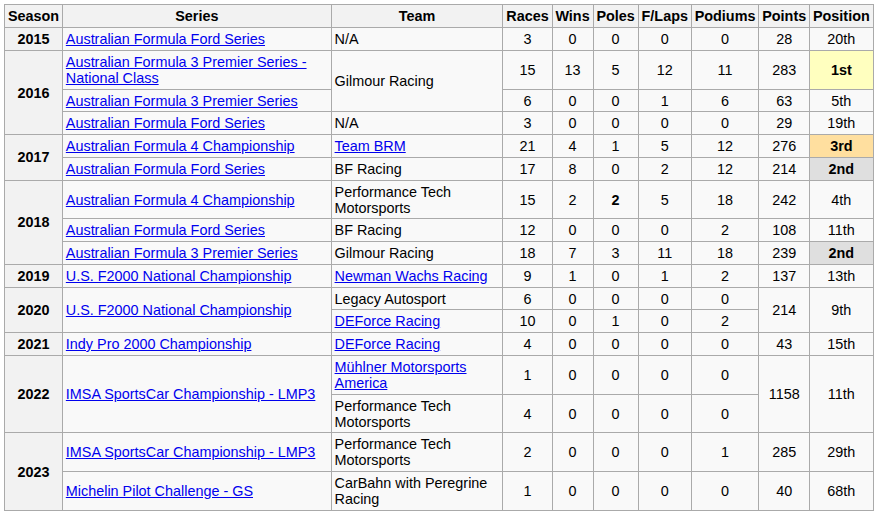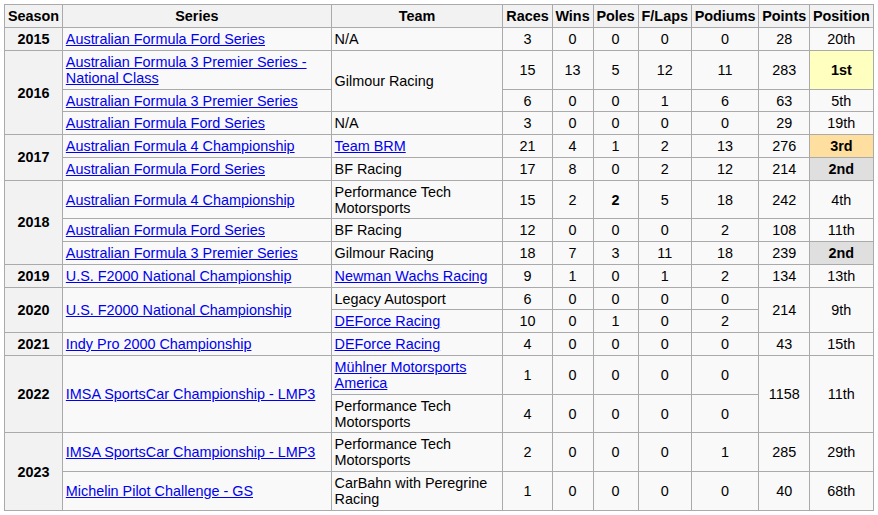(665, 146) 5 -> (665, 146) 2
(725, 146) 12 -> (725, 146) 13
(784, 276) 137 -> (784, 276) 134
